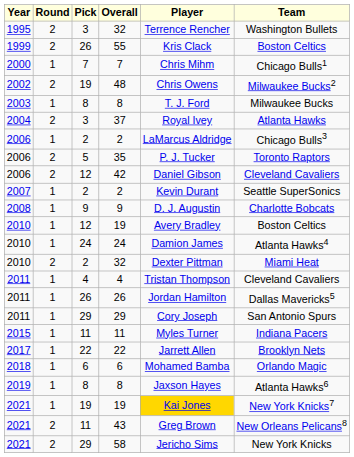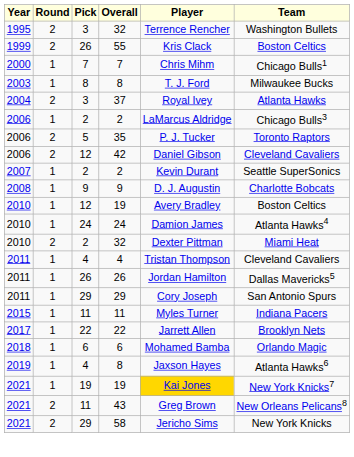- row: (19, 85)
(85, 385) 8 -> (85, 366) 4
